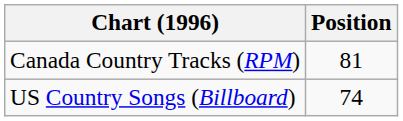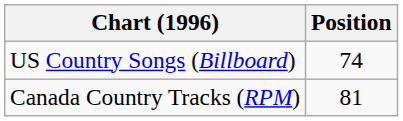rows swapped: (155, 60) <-> (153, 97)
